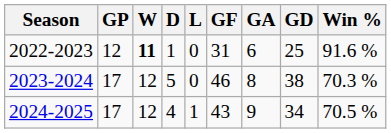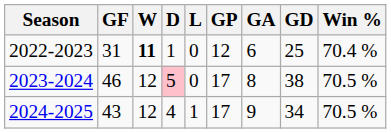columns swapped: (115, 19) <-> (224, 19)
(350, 50) 91.6 % -> (350, 50) 70.4 %
(171, 81) no background -> (171, 81) pink background
(350, 81) 70.3 % -> (350, 81) 70.5 %
